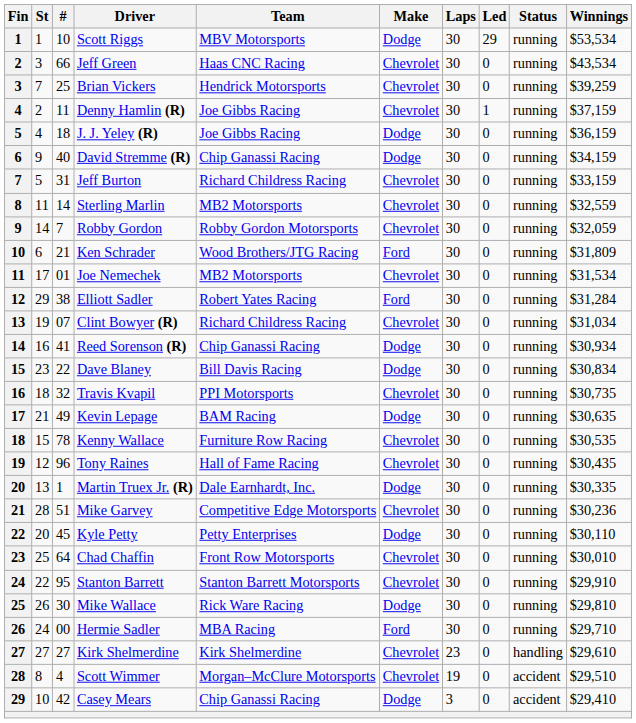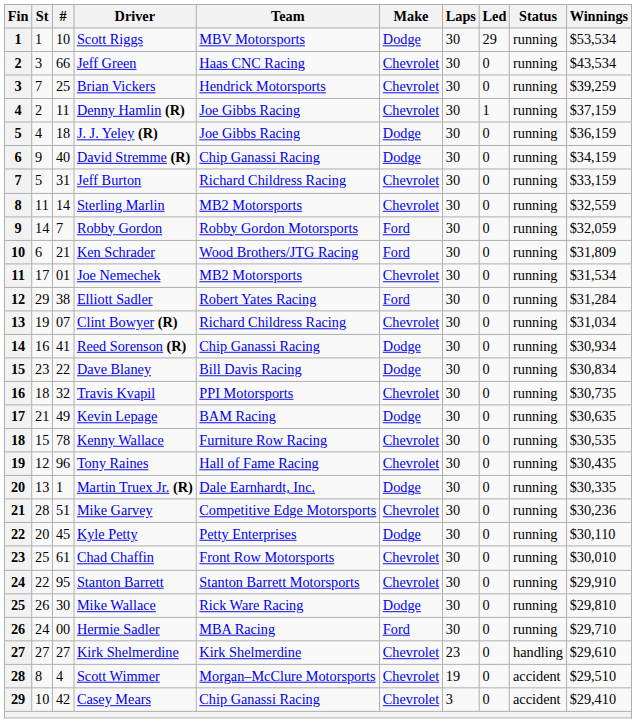(411, 228) Chevrolet -> (396, 228) Ford
(63, 558) 64 -> (63, 558) 61
(402, 699) Dodge -> (411, 699) Chevrolet
